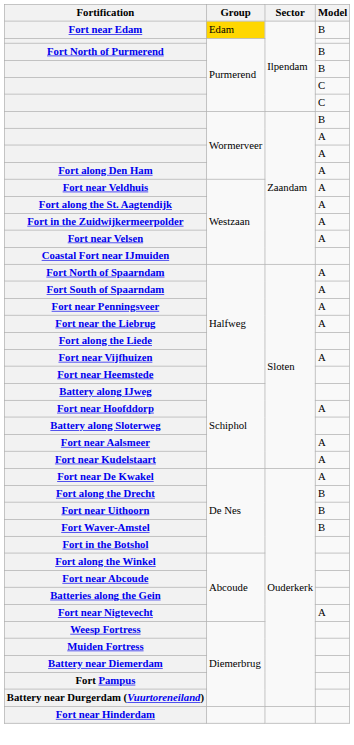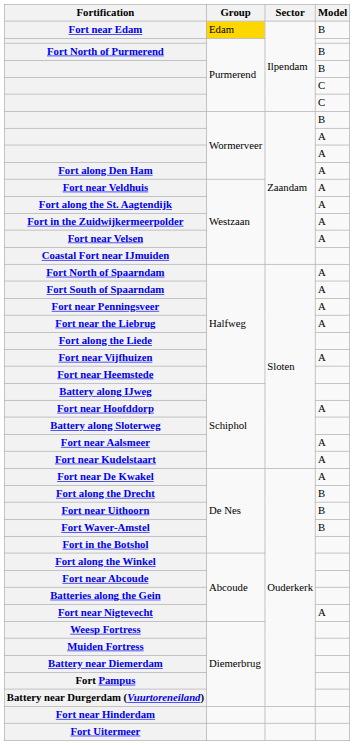+ row: (105, 731)
